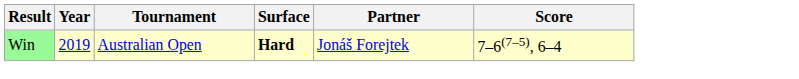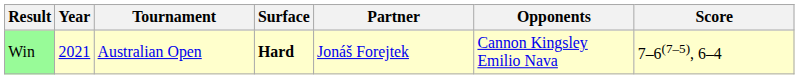+ column: (554, 16)
(74, 44) 2019 -> (74, 51) 2021
